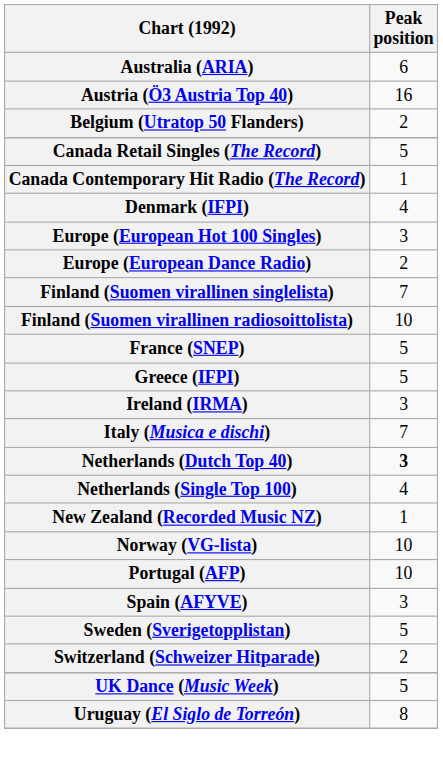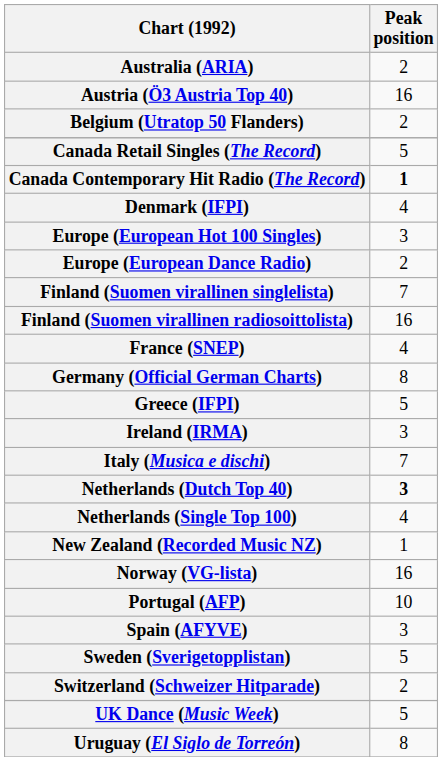(404, 66) 6 -> (404, 66) 2
(404, 179) normal -> (404, 179) bold
(404, 320) 10 -> (404, 320) 16
(404, 348) 5 -> (404, 348) 4
+ row: (187, 376)
(404, 545) 10 -> (404, 573) 16
